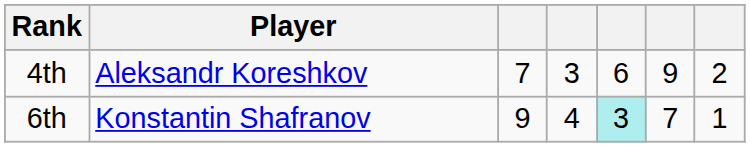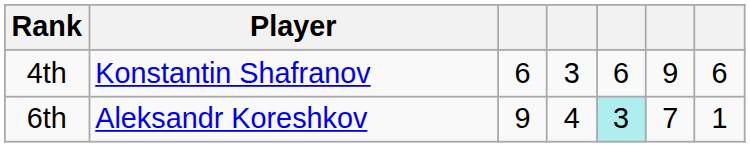(231, 73) Aleksandr Koreshkov -> (233, 73) Konstantin Shafranov
(523, 73) 7 -> (523, 73) 6
(720, 73) 2 -> (720, 73) 6
(233, 118) Konstantin Shafranov -> (231, 118) Aleksandr Koreshkov
